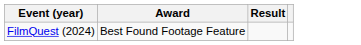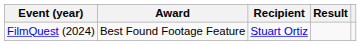+ column: (279, 13)
